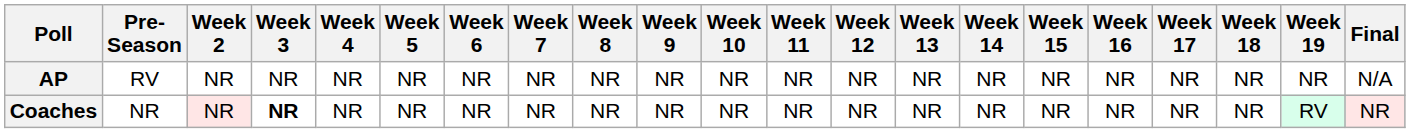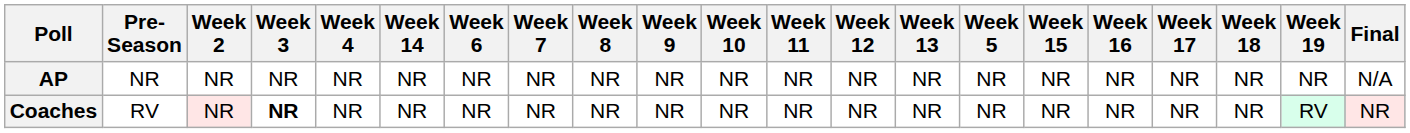columns swapped: (412, 33) <-> (992, 33)
(144, 78) RV -> (144, 78) NR
(144, 112) NR -> (144, 112) RV
